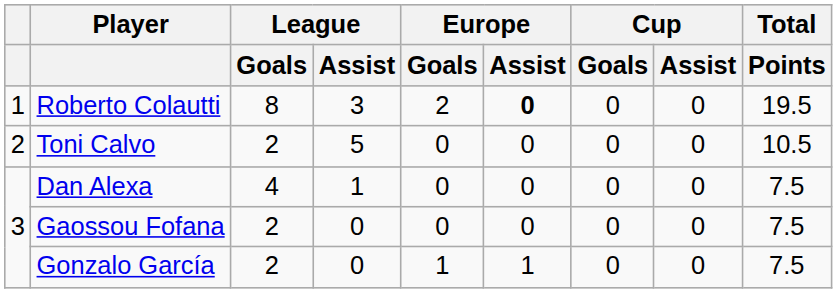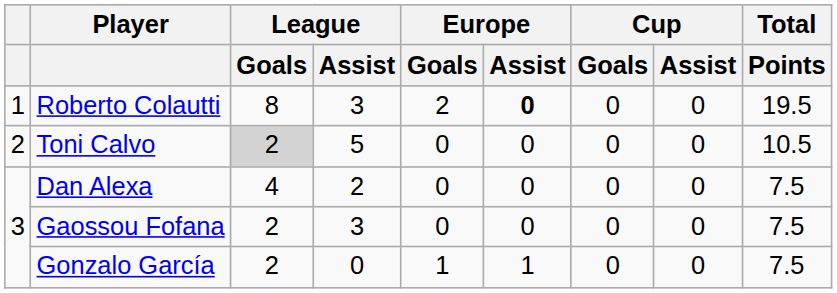(272, 145) no background -> (272, 145) lightgrey background
(357, 186) 1 -> (357, 186) 2
(357, 226) 0 -> (357, 226) 3
